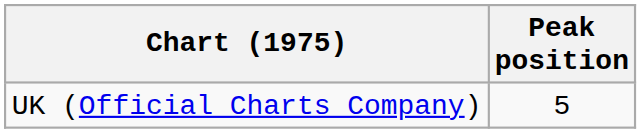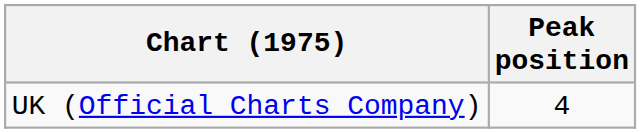(562, 106) 5 -> (562, 106) 4
